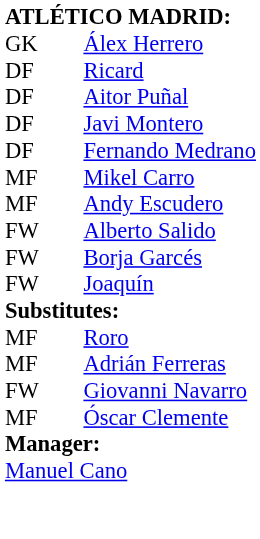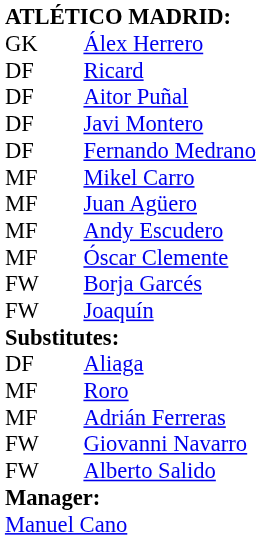+ row: (140, 203)
rows swapped: (156, 417) <-> (150, 230)
+ row: (114, 364)
